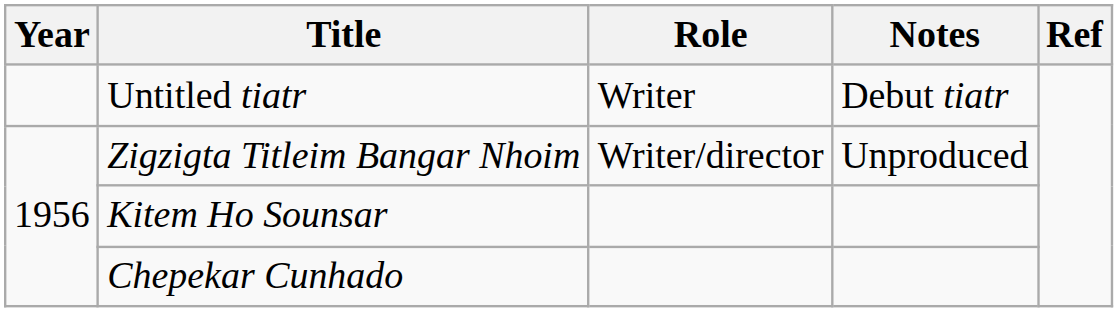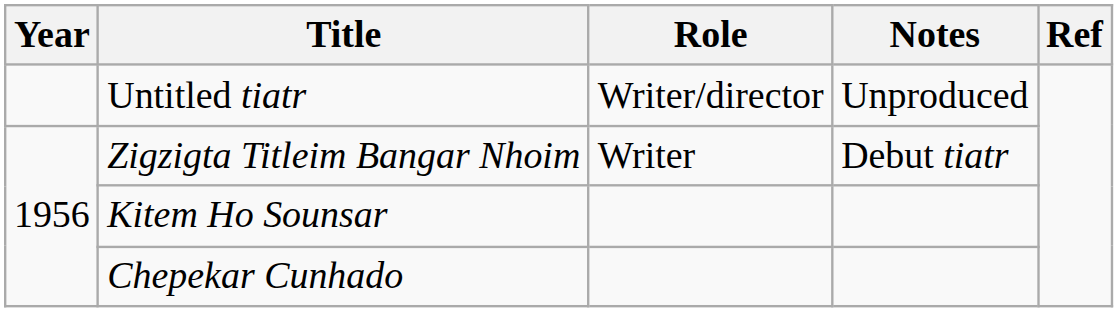(646, 94) Writer -> (711, 94) Writer/director
(925, 94) Debut tiatr -> (935, 94) Unproduced
(711, 154) Writer/director -> (646, 154) Writer
(935, 154) Unproduced -> (925, 154) Debut tiatr
